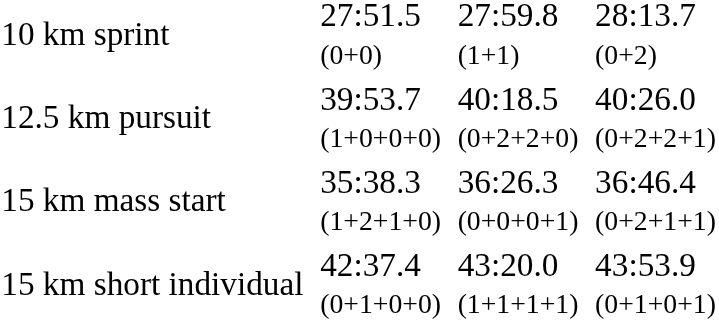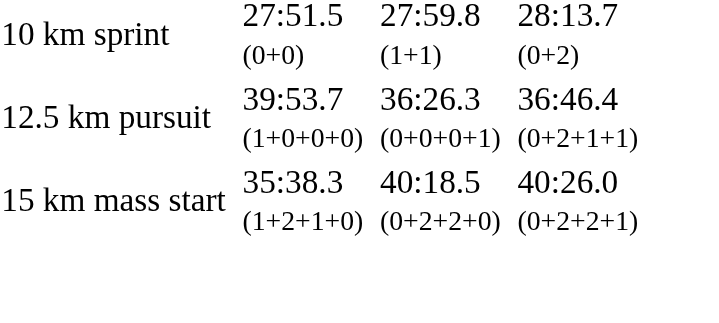(518, 117) 40:18.5 (0+2+2+0) -> (440, 117) 36:26.3 (0+0+0+1)
(656, 117) 40:26.0 (0+2+2+1) -> (578, 117) 36:46.4 (0+2+1+1)
(518, 200) 36:26.3 (0+0+0+1) -> (440, 200) 40:18.5 (0+2+2+0)
(656, 200) 36:46.4 (0+2+1+1) -> (578, 200) 40:26.0 (0+2+2+1)
- row: (152, 283)
